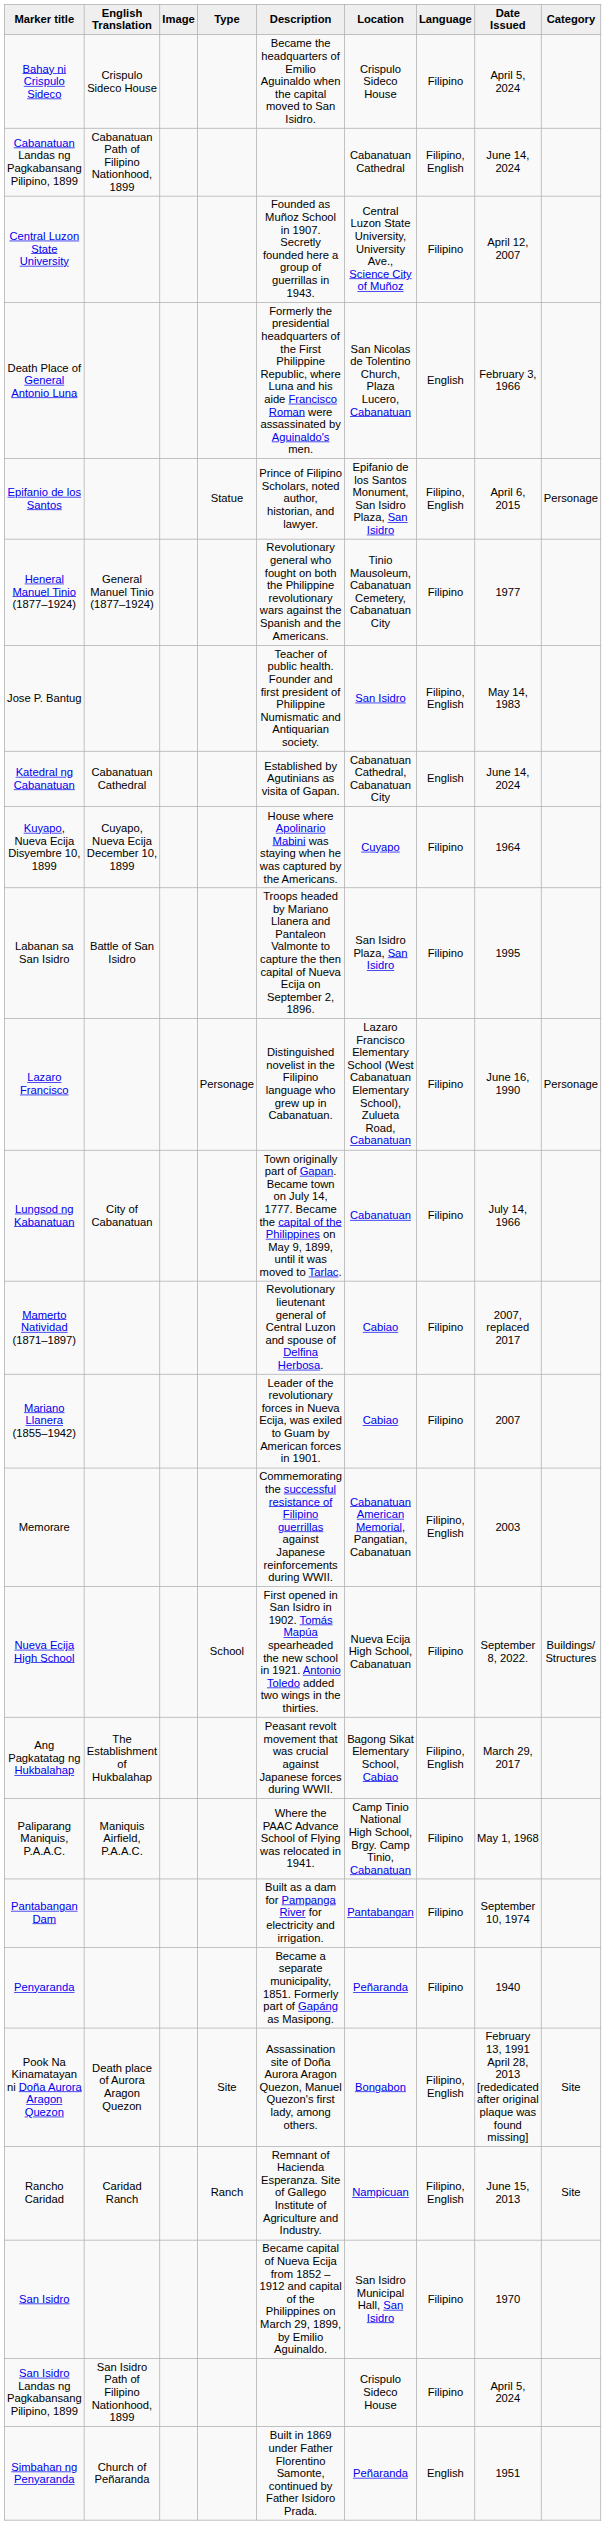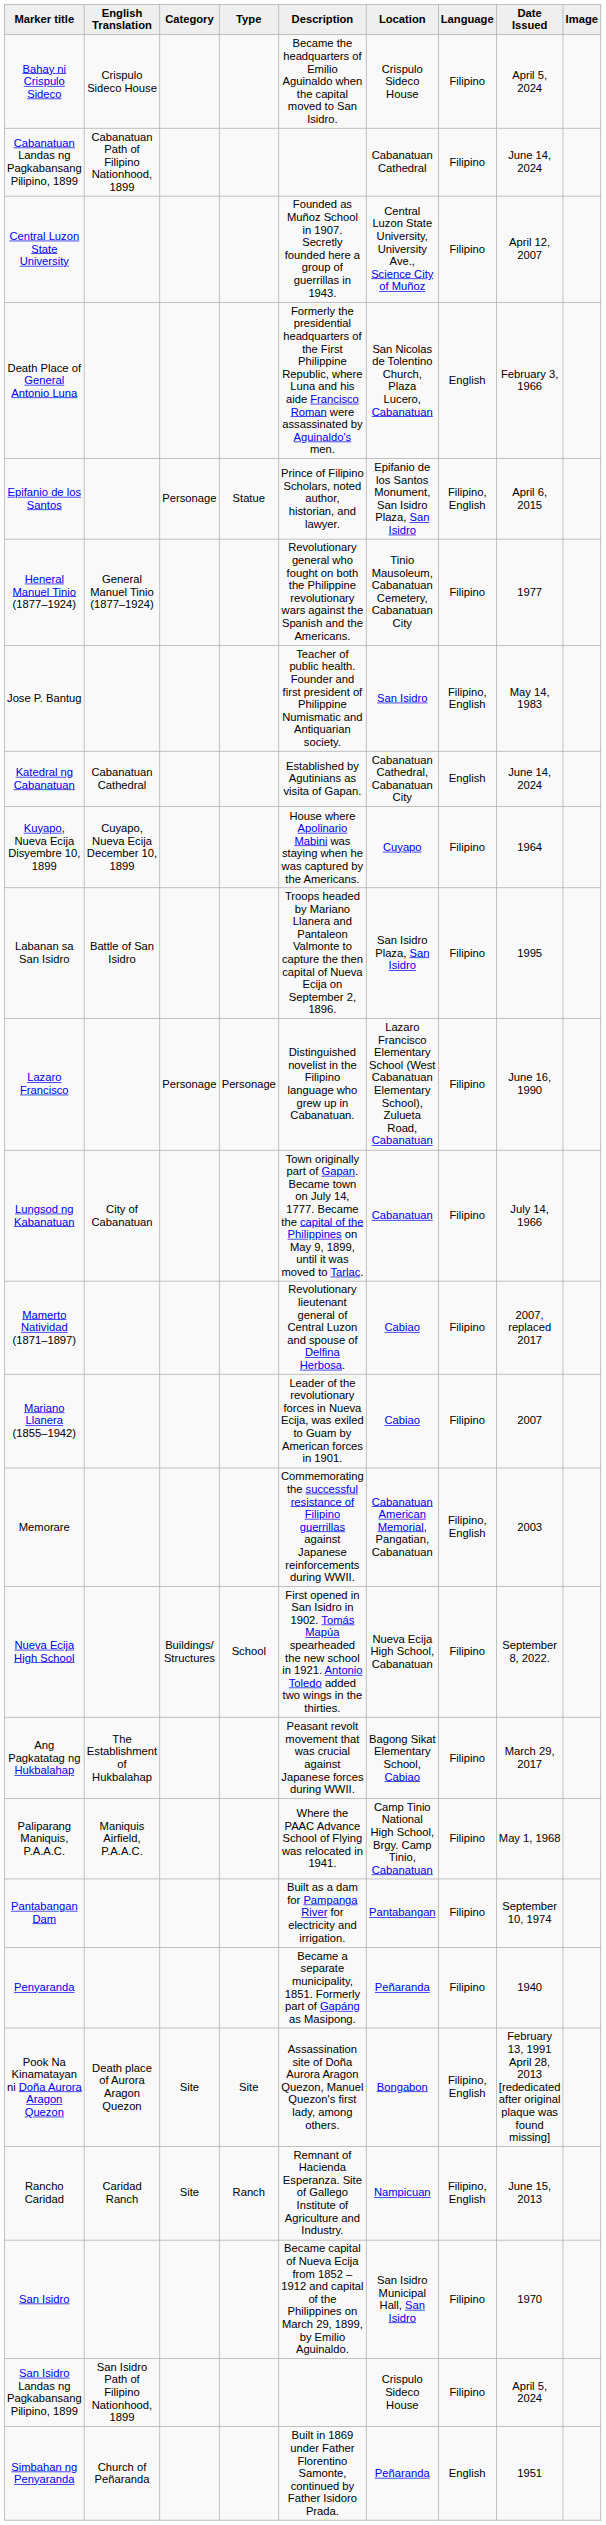columns swapped: (571, 19) <-> (179, 19)
(445, 162) Filipino, English -> (467, 162) Filipino
(445, 1758) Filipino, English -> (467, 1758) Filipino
